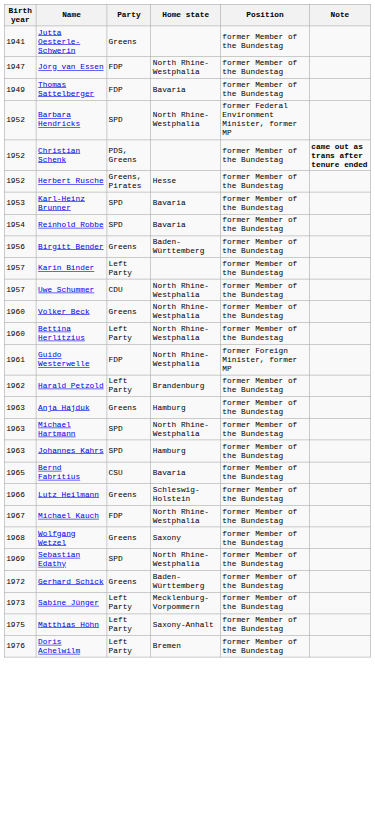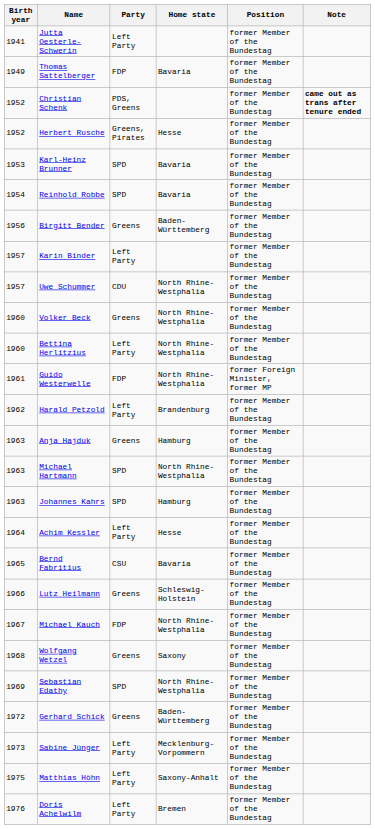(123, 41) Greens -> (124, 41) Left Party
- row: (71, 68)
- row: (59, 120)
+ row: (70, 533)
